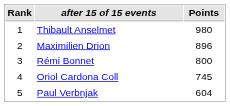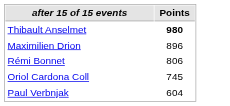- column: (20, 13)
(204, 30) normal -> (175, 30) bold
(204, 61) 800 -> (175, 61) 806
